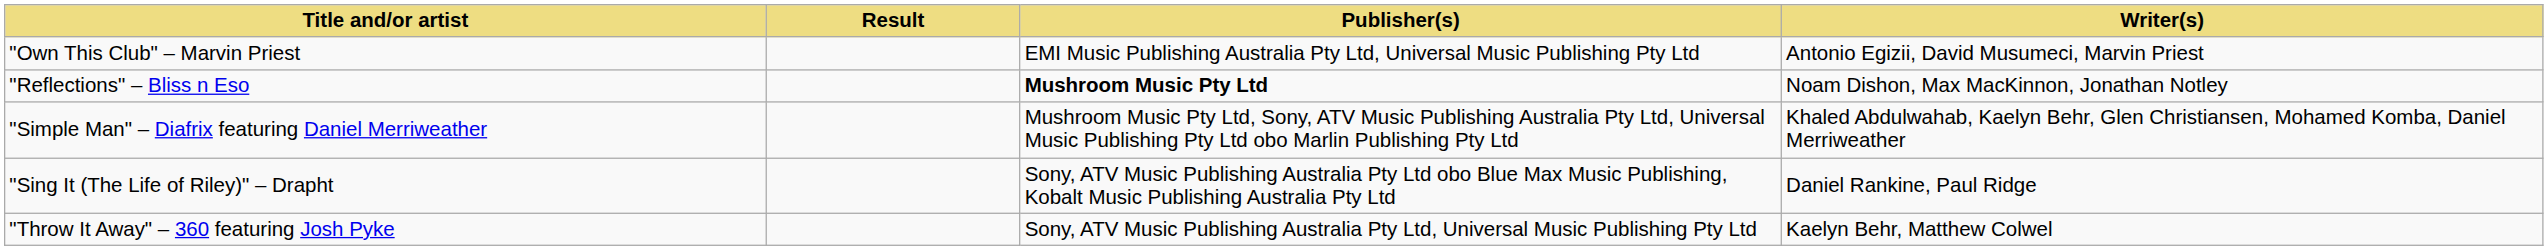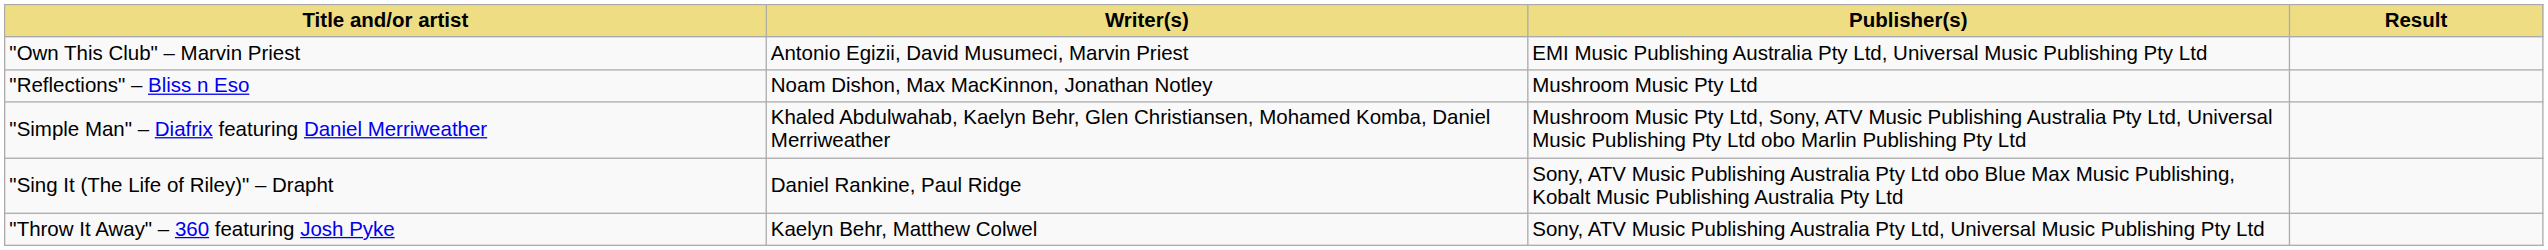columns swapped: (2162, 20) <-> (893, 20)
(1146, 85) bold -> (1645, 85) normal
